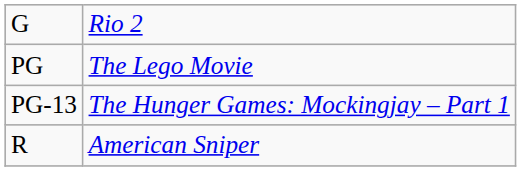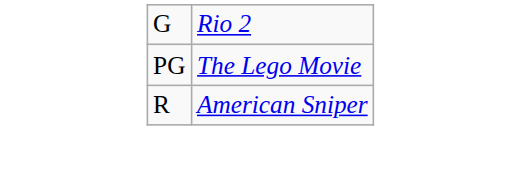- row: (44, 104)
